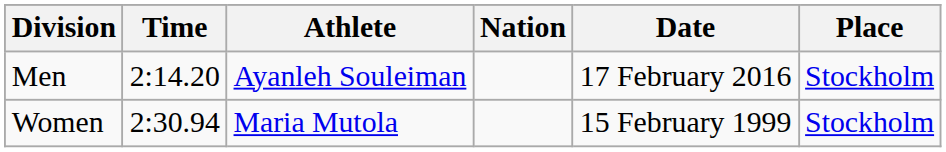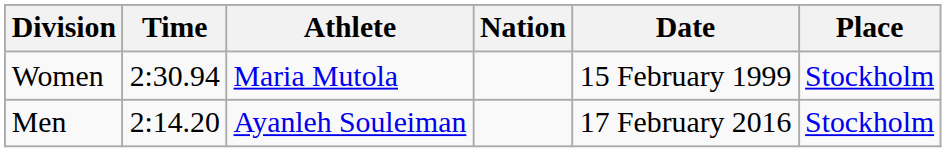rows swapped: (39, 75) <-> (58, 122)
